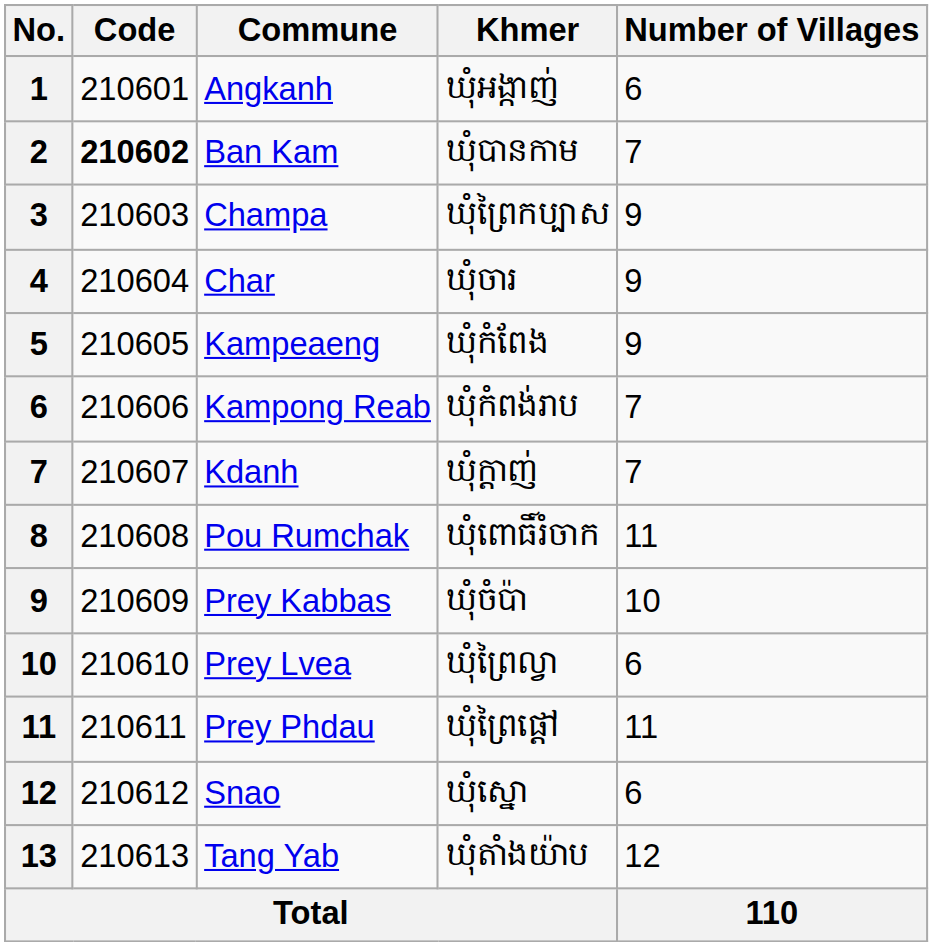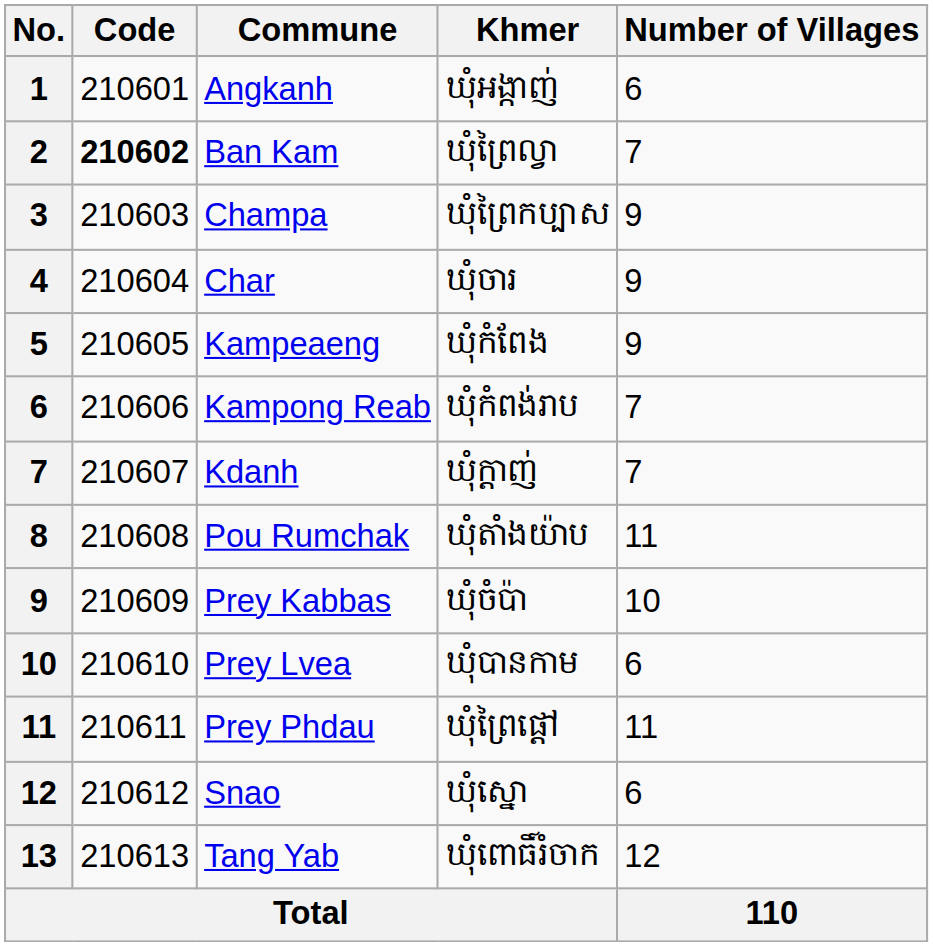(512, 150) ឃុំបានកាម -> (502, 150) ឃុំព្រៃល្វា
(523, 534) ឃុំពោធិ៍រំចាក -> (517, 534) ឃុំតាំងយ៉ាប
(502, 662) ឃុំព្រៃល្វា -> (512, 662) ឃុំបានកាម
(517, 854) ឃុំតាំងយ៉ាប -> (523, 854) ឃុំពោធិ៍រំចាក
